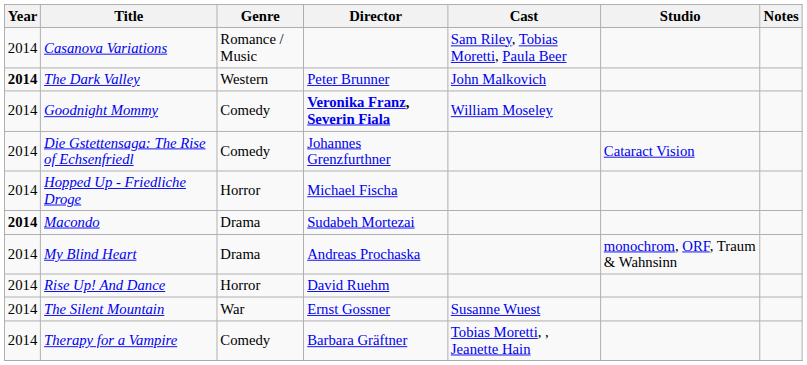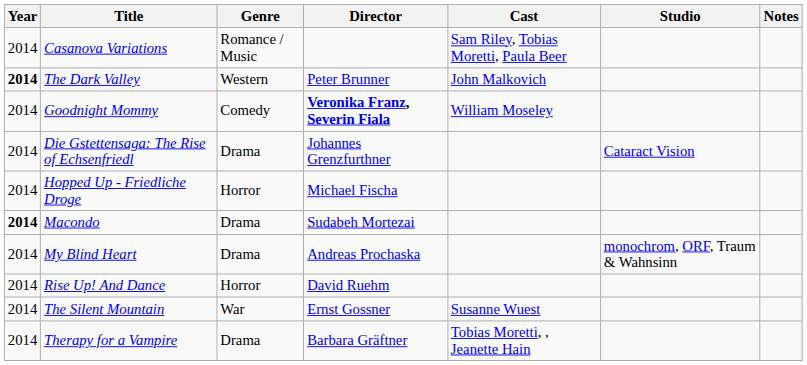(245, 150) Comedy -> (240, 150) Drama
(245, 340) Comedy -> (240, 340) Drama
